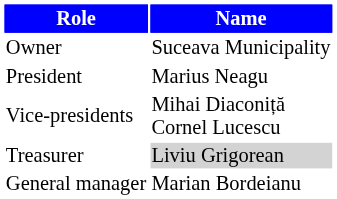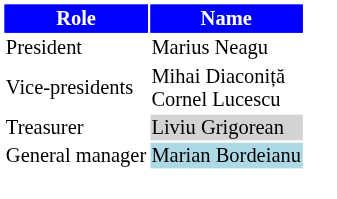- row: (34, 47)
(226, 183) no background -> (226, 155) lightblue background
